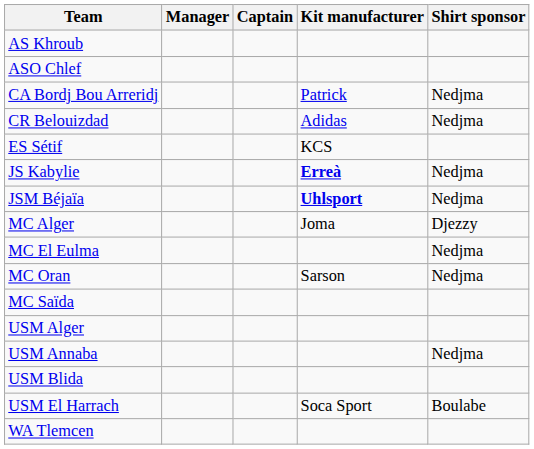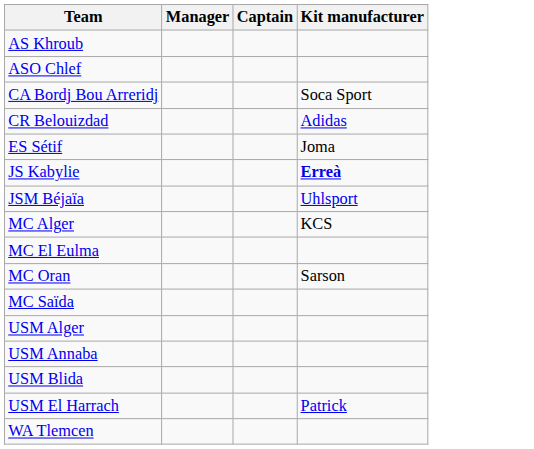- column: (478, 17)
(324, 95) Patrick -> (336, 95) Soca Sport
(316, 146) KCS -> (318, 146) Joma
(331, 198) bold -> (329, 198) normal
(318, 224) Joma -> (316, 224) KCS
(336, 405) Soca Sport -> (324, 405) Patrick
